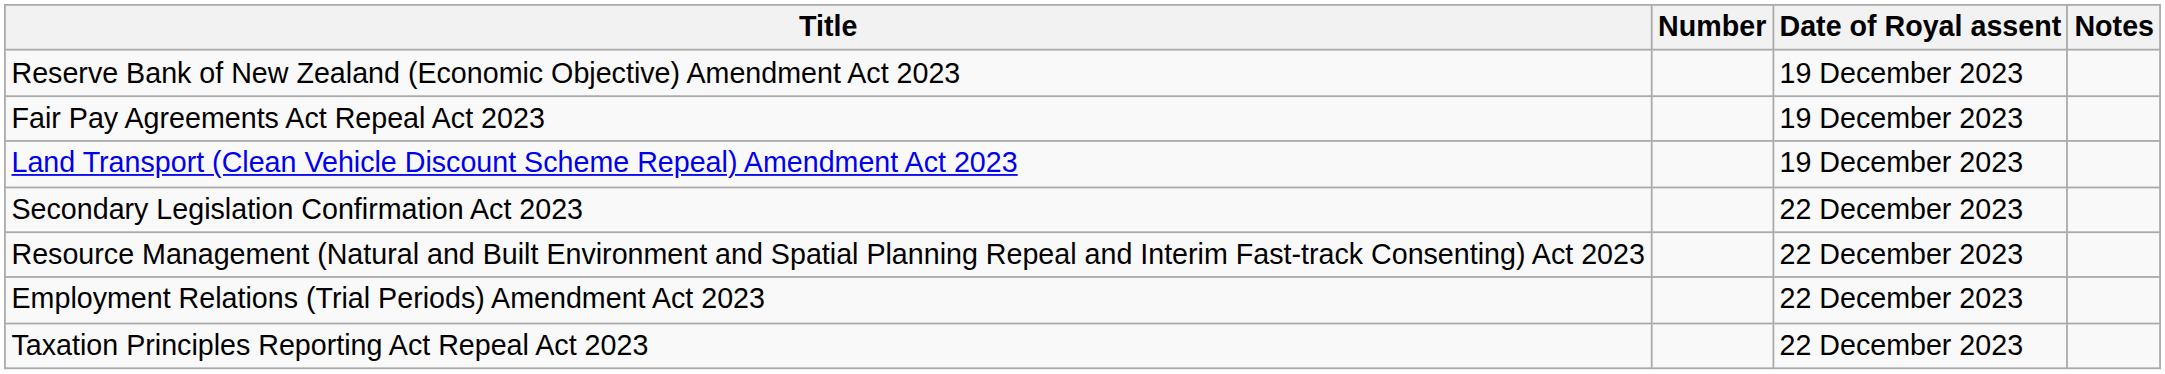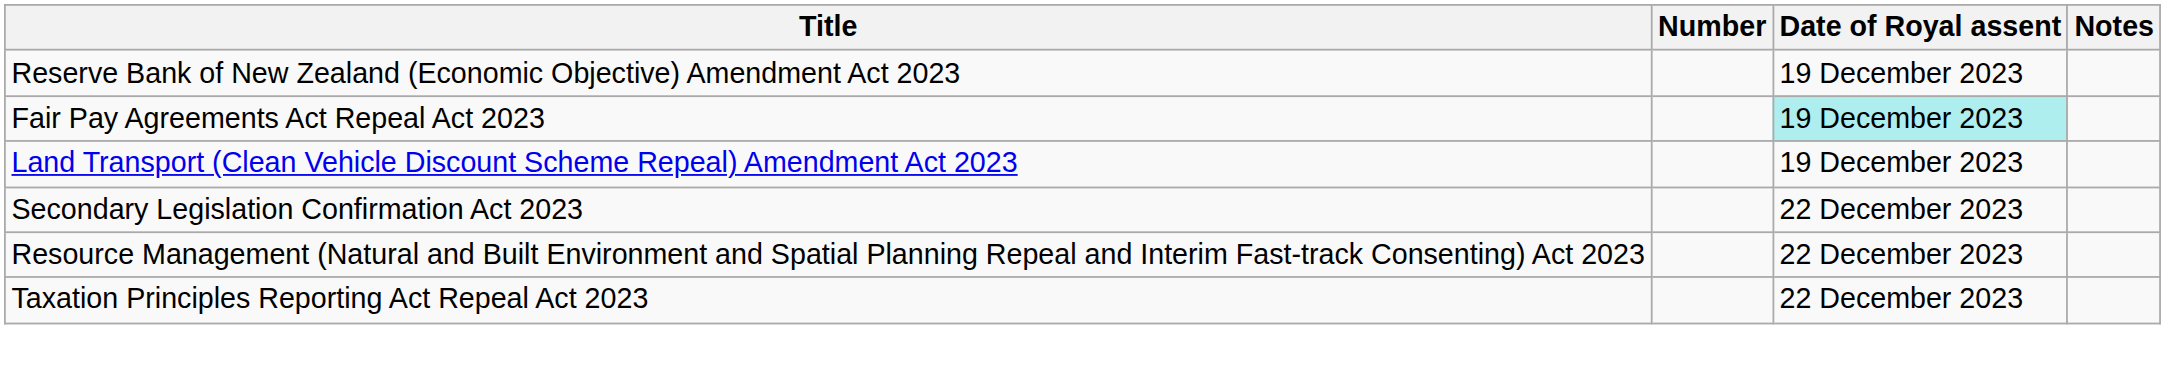(1901, 118) no background -> (1901, 118) paleturquoise background
- row: (388, 299)
